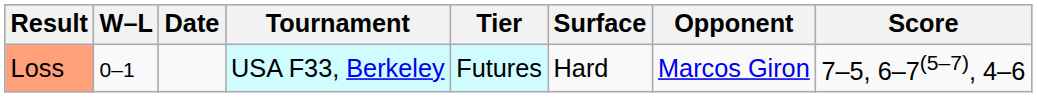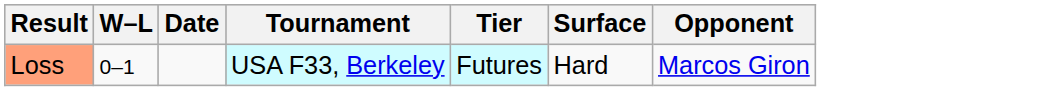- column: (923, 24)
